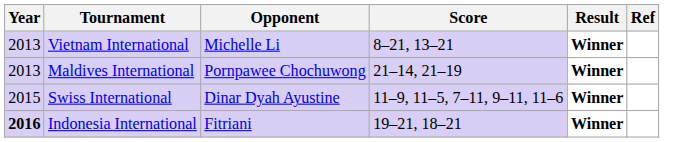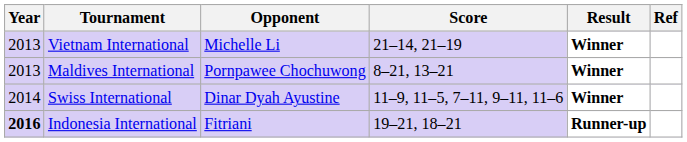(413, 44) 8–21, 13–21 -> (417, 44) 21–14, 21–19
(417, 71) 21–14, 21–19 -> (413, 71) 8–21, 13–21
(24, 97) 2015 -> (24, 97) 2014
(597, 124) Winner -> (609, 124) Runner-up
